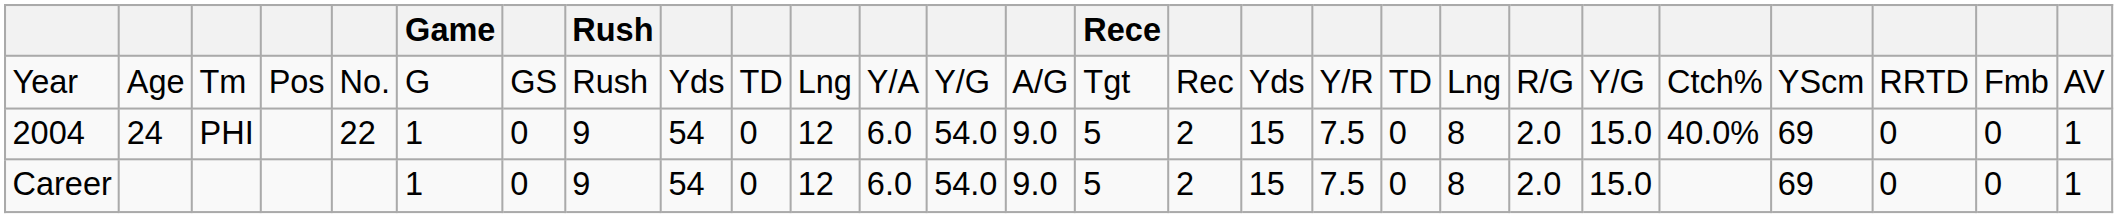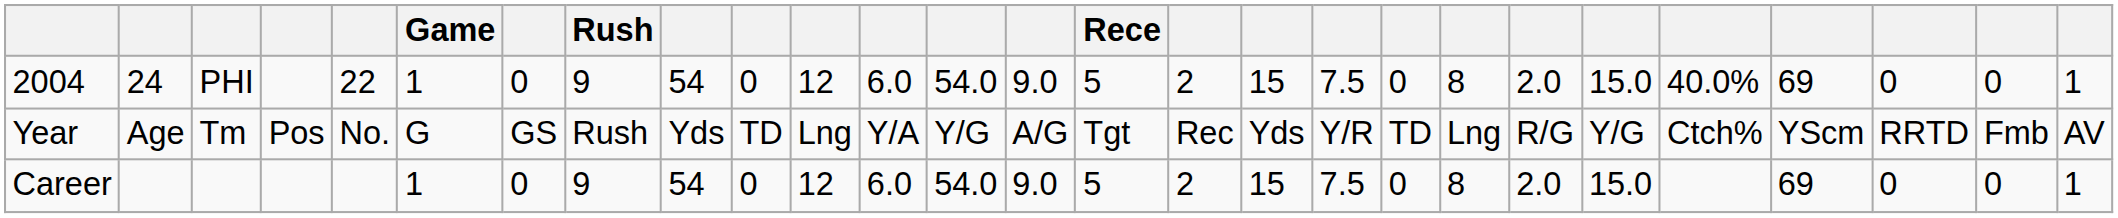rows swapped: (45, 81) <-> (49, 133)
